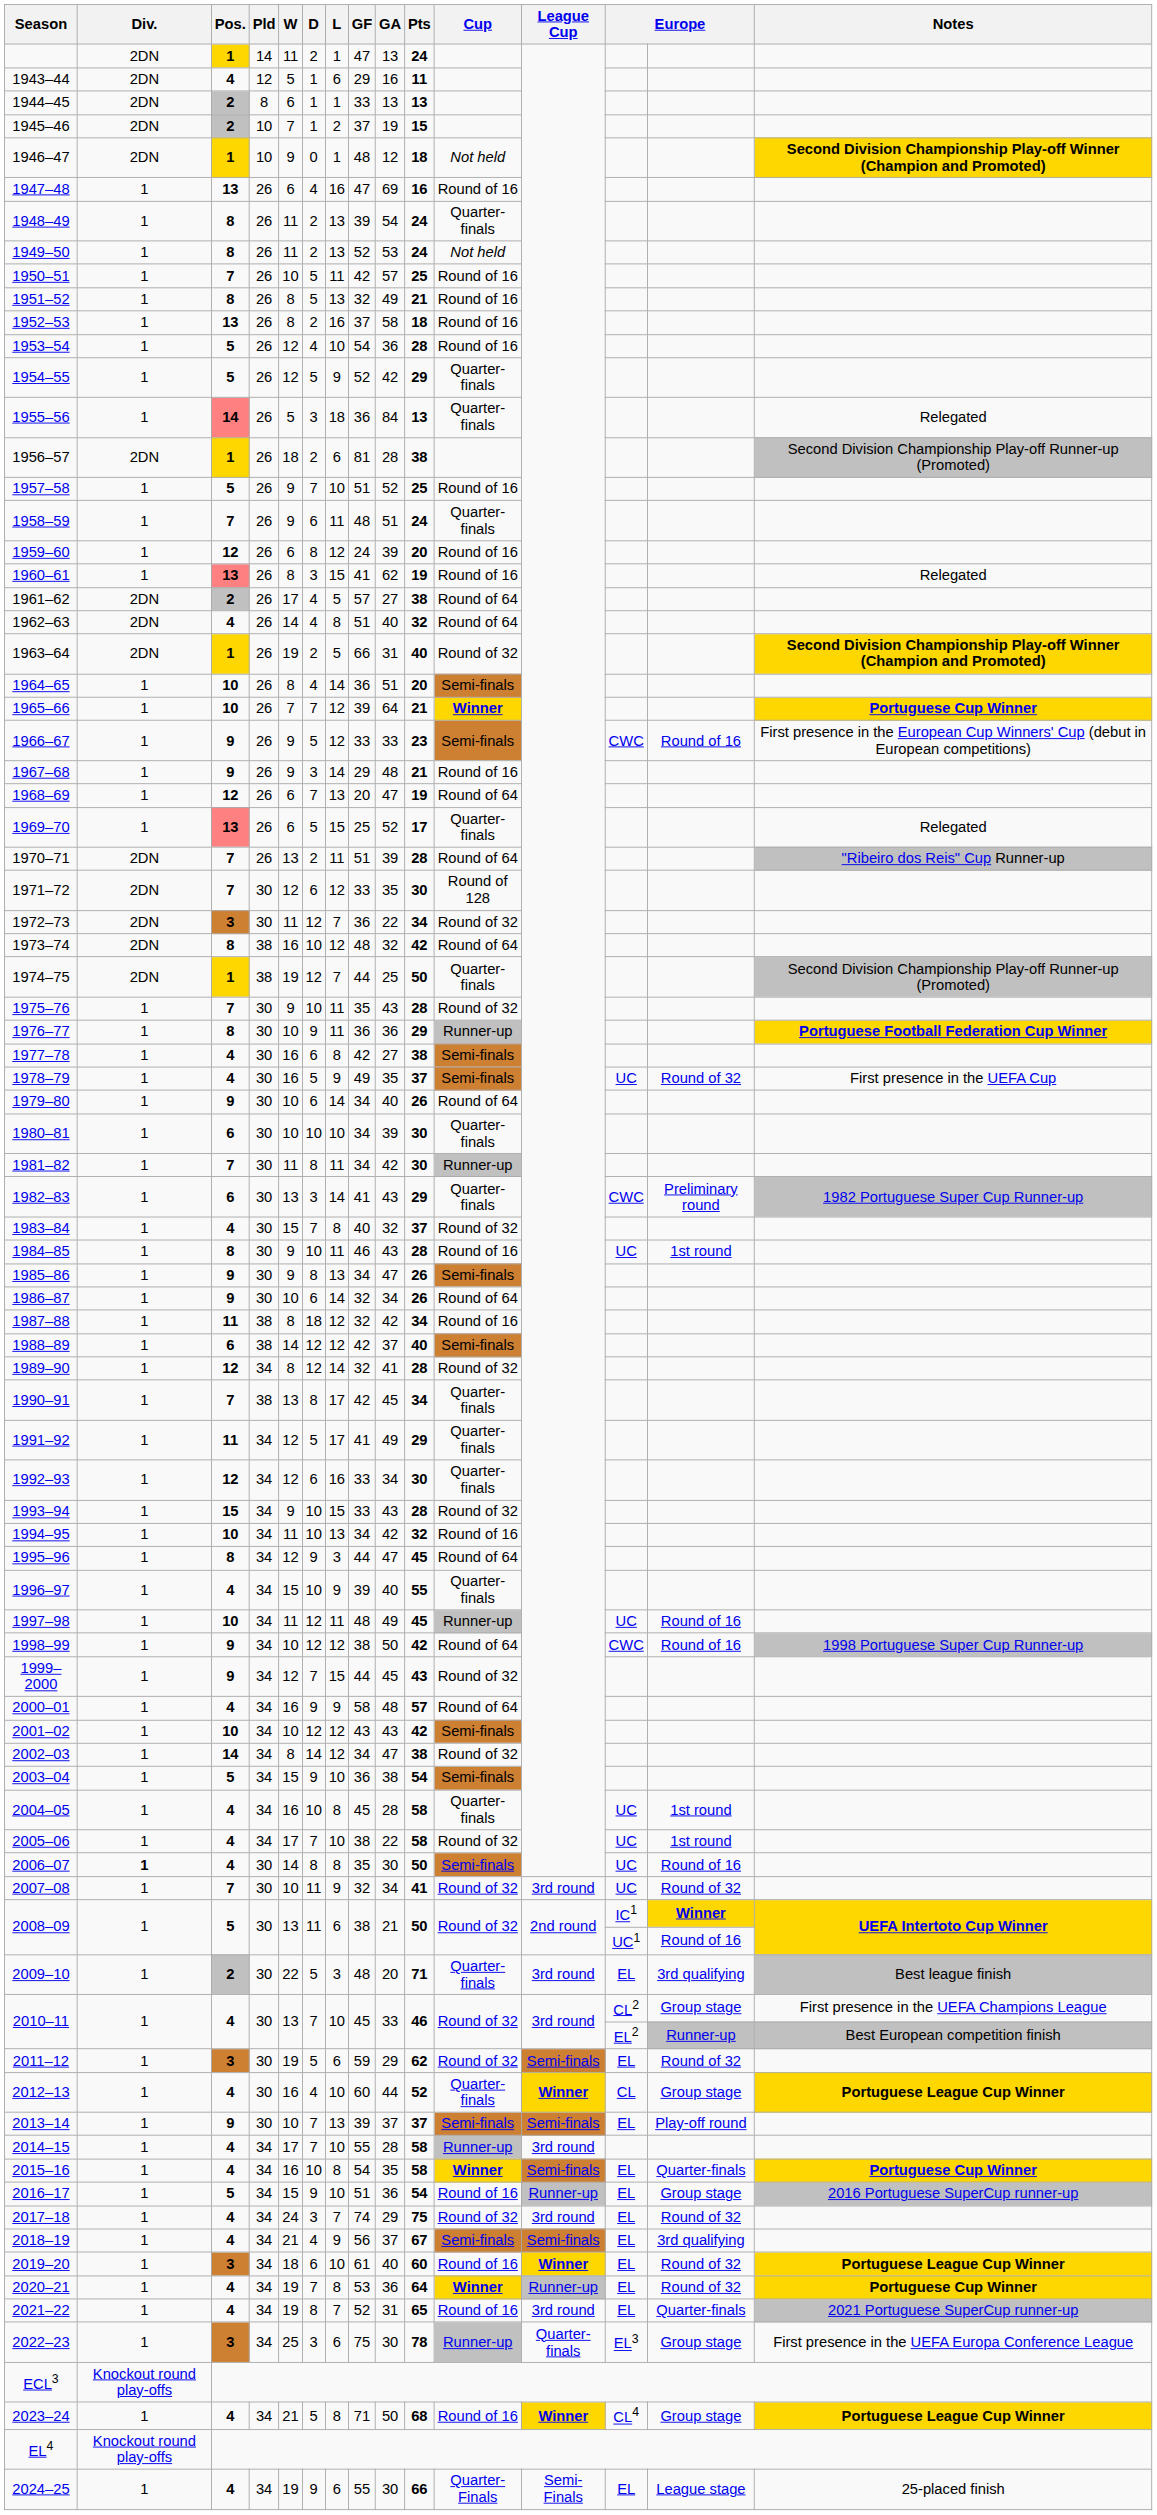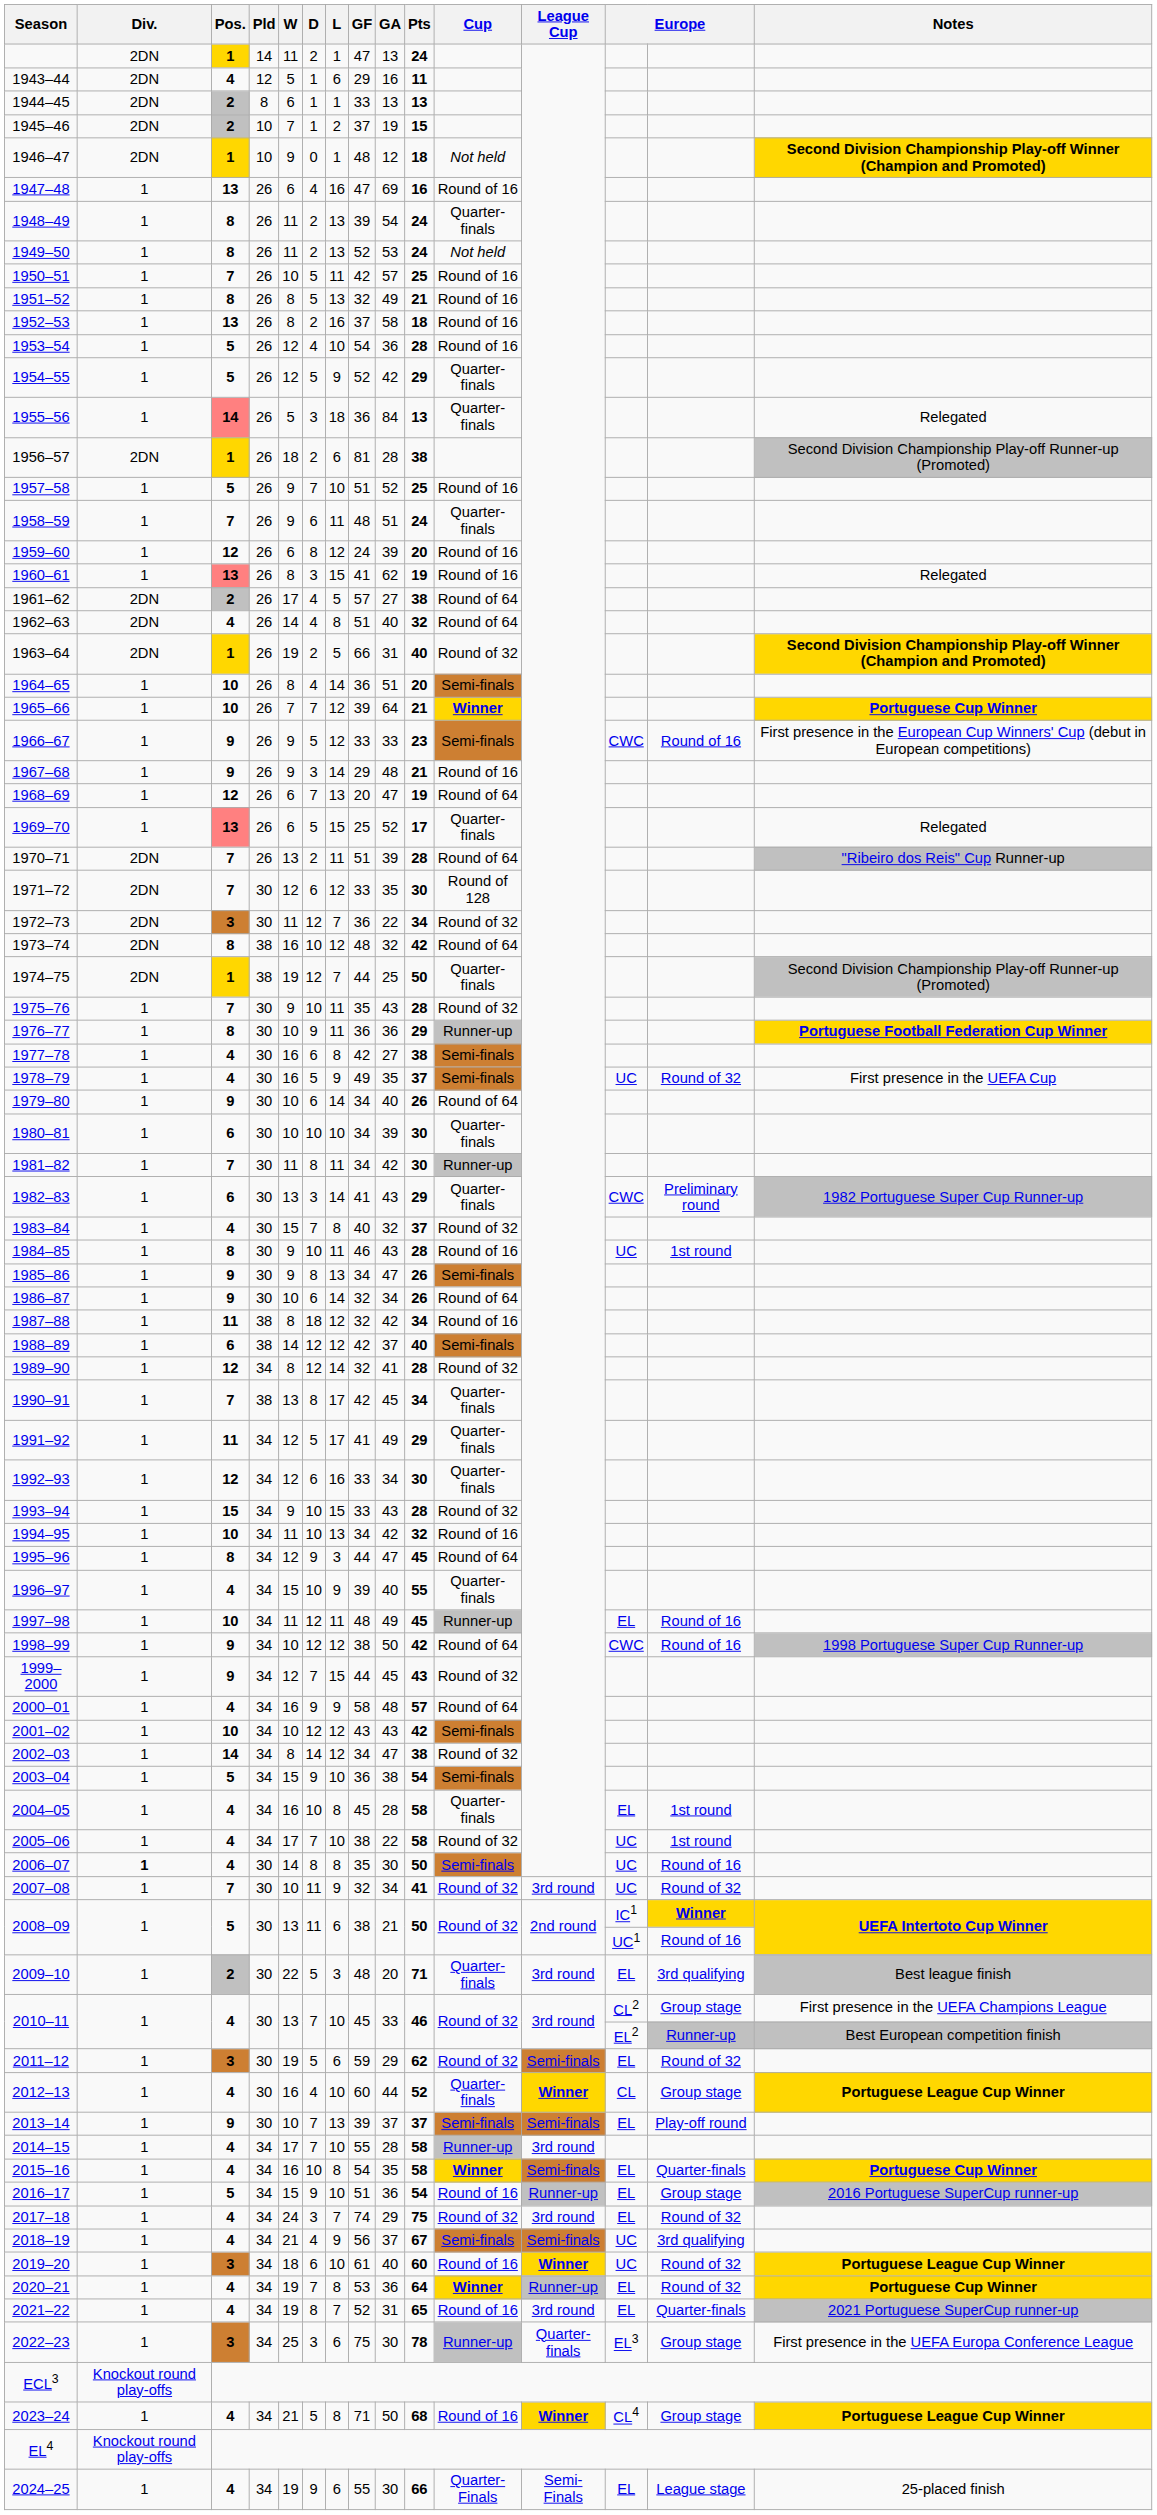(626, 1621) UC -> (626, 1621) EL
(626, 1809) UC -> (626, 1809) EL
(626, 2240) EL -> (626, 2240) UC
(626, 2264) EL -> (626, 2264) UC
